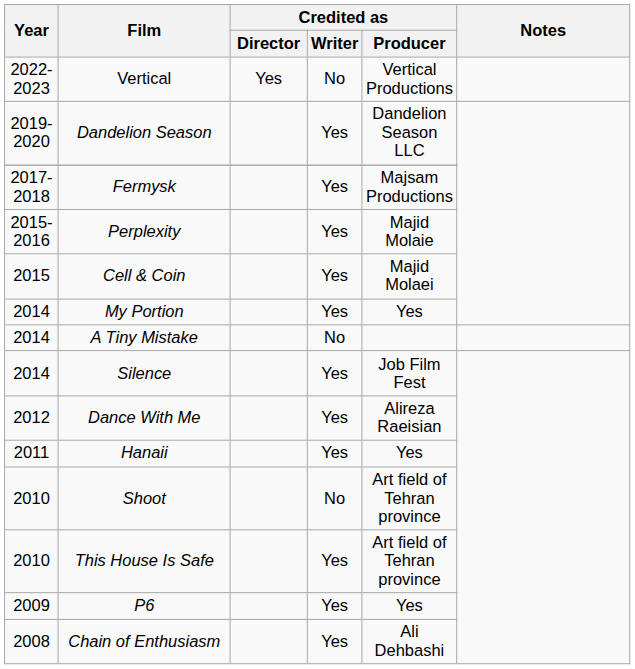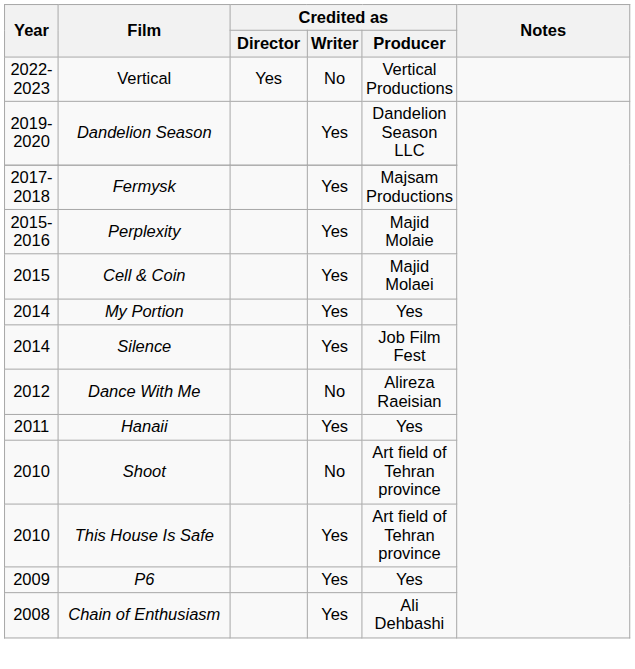- row: (144, 337)
(335, 417) Yes -> (335, 391) No
